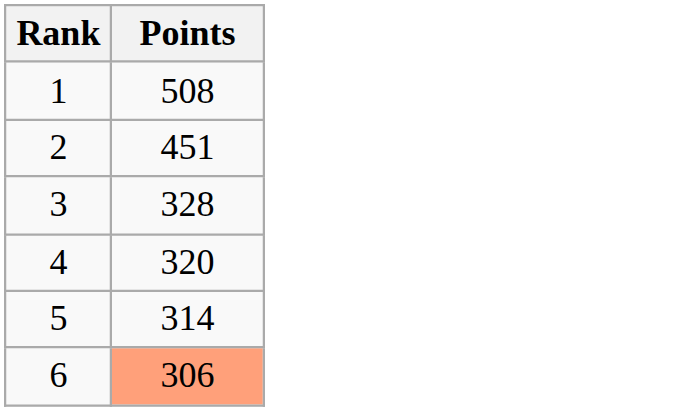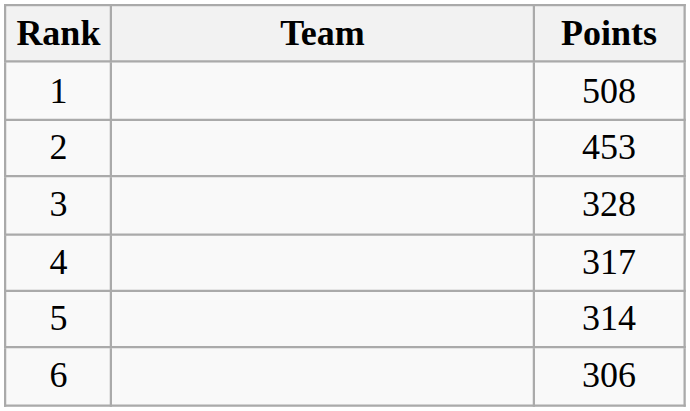+ column: (322, 33)
(188, 147) 451 -> (609, 147) 453
(188, 261) 320 -> (609, 261) 317
(188, 375) lightsalmon background -> (609, 375) no background
